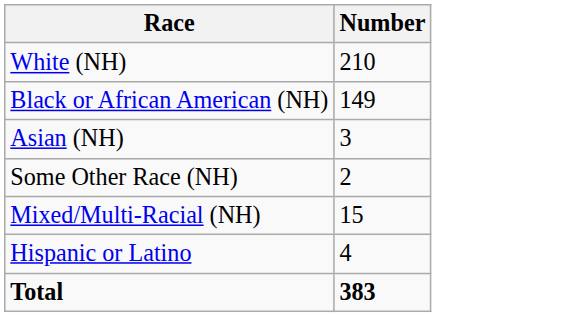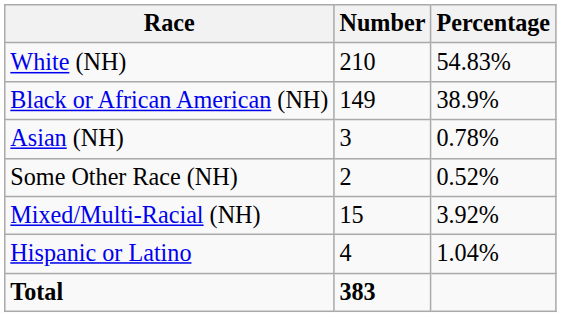+ column: (493, 23)
